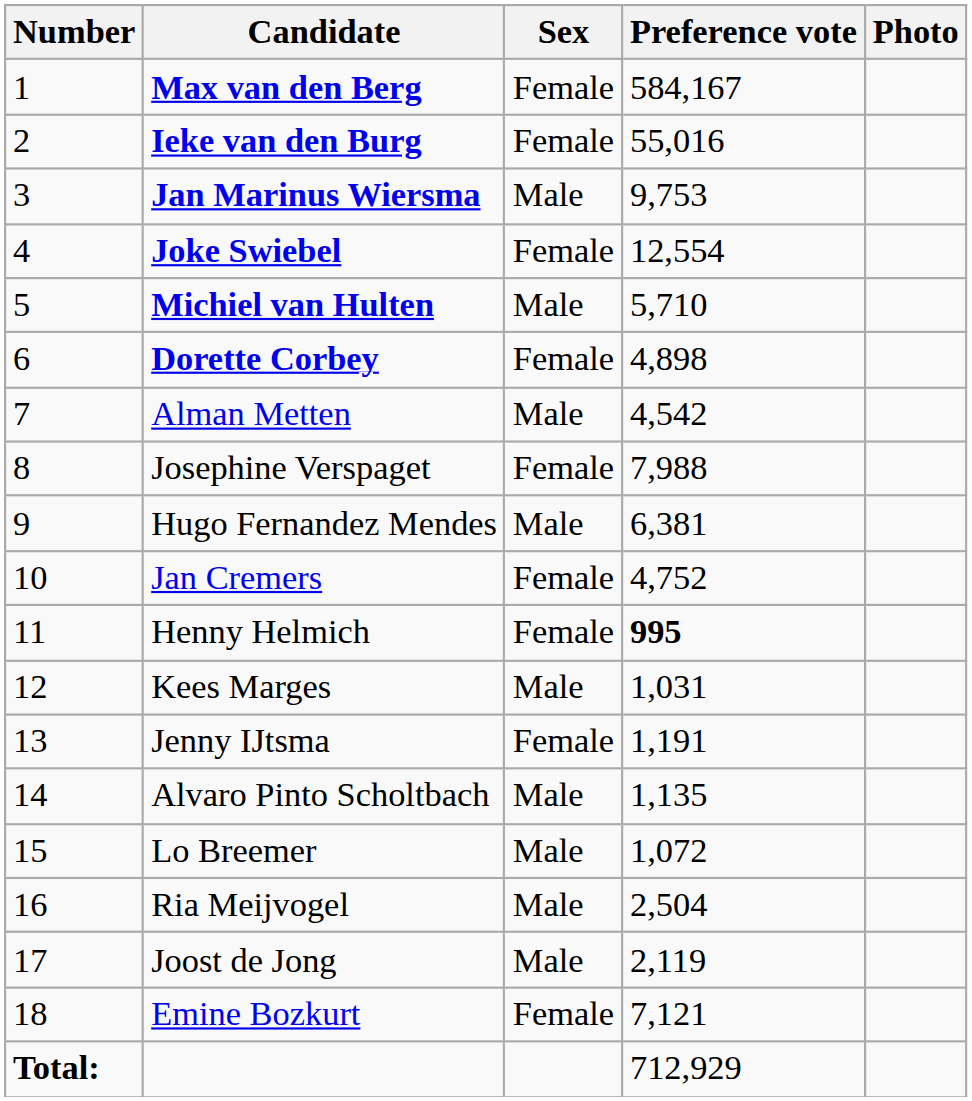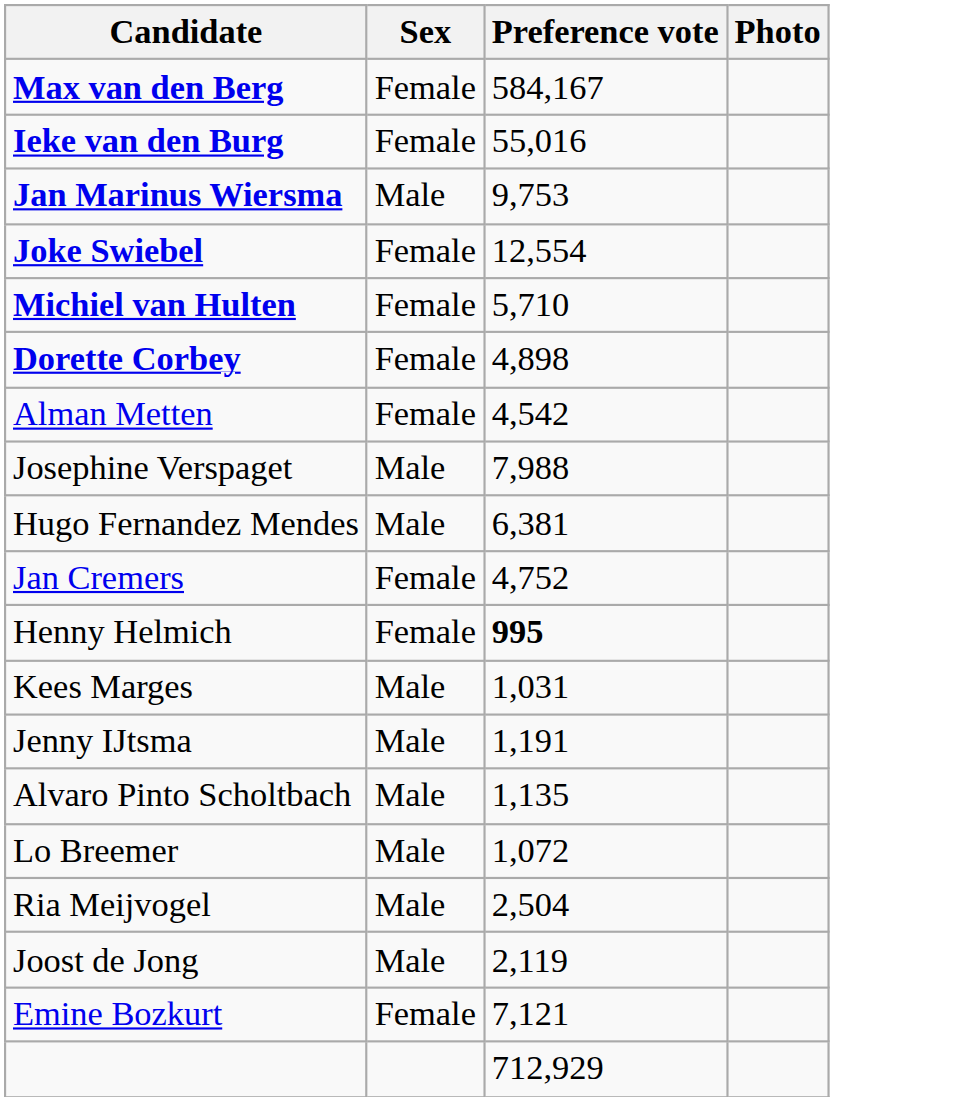- column: (74, 31)
(548, 304) Male -> (425, 304) Female
(548, 413) Male -> (425, 413) Female
(563, 468) Female -> (410, 468) Male
(563, 741) Female -> (410, 741) Male
